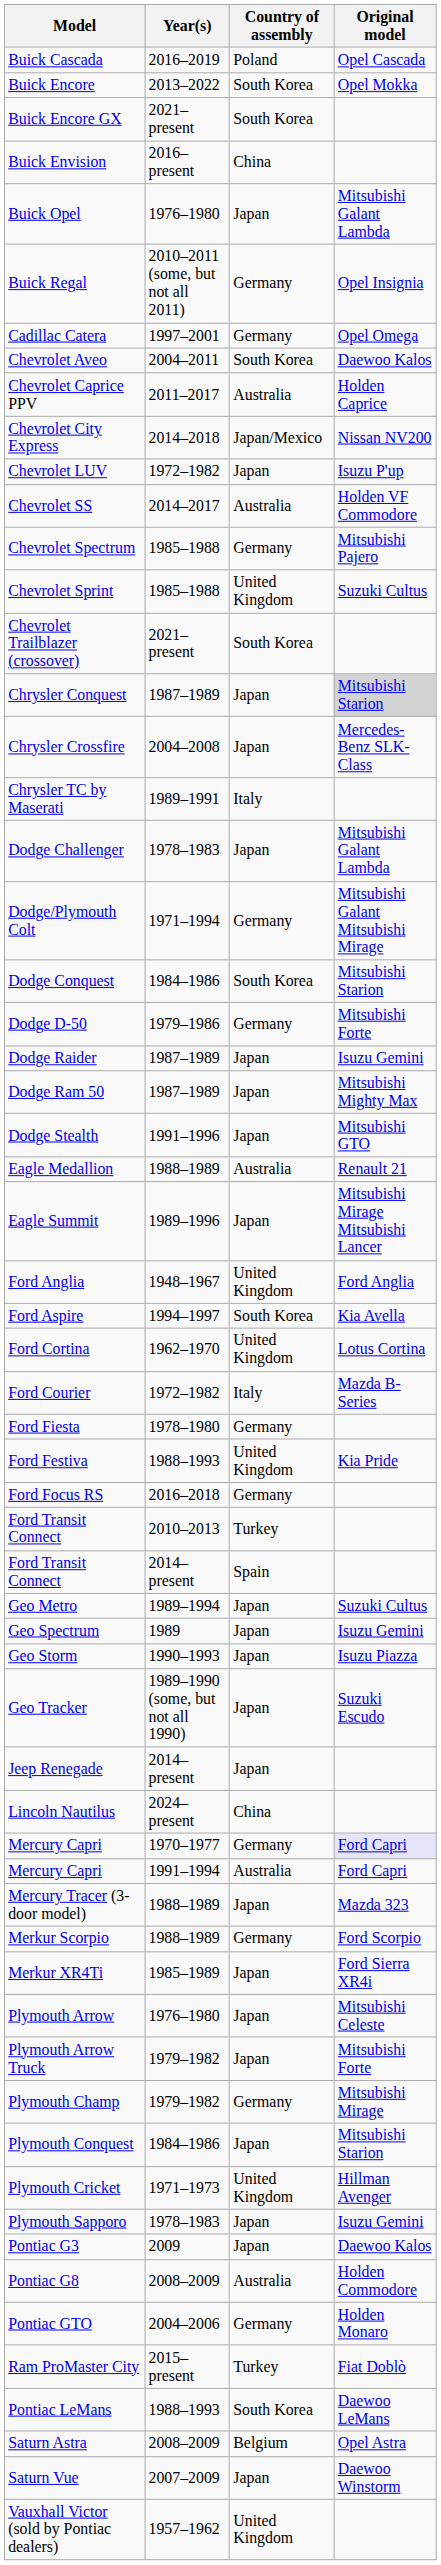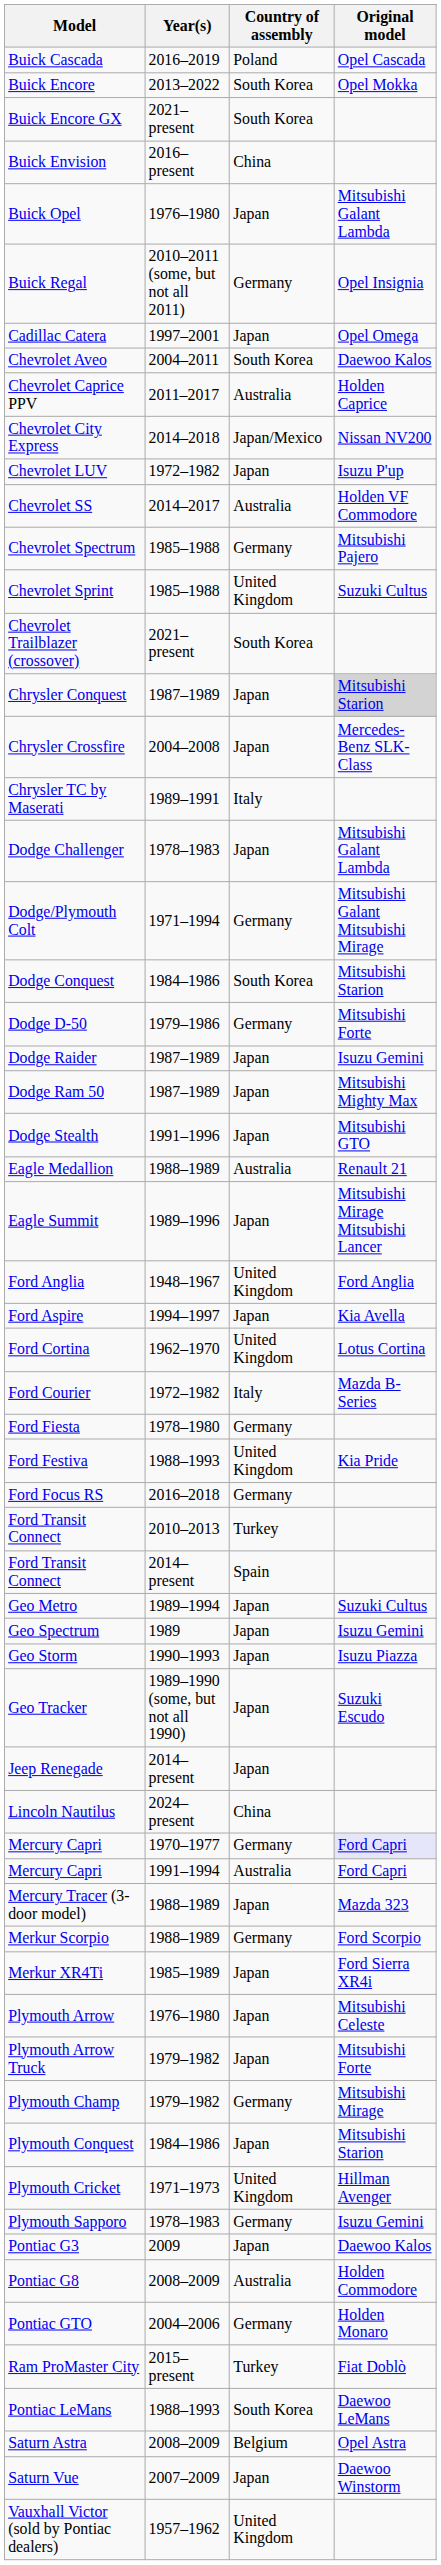(263, 335) Germany -> (251, 335) Japan
(273, 1315) South Korea -> (251, 1315) Japan
(251, 2221) Japan -> (263, 2221) Germany
